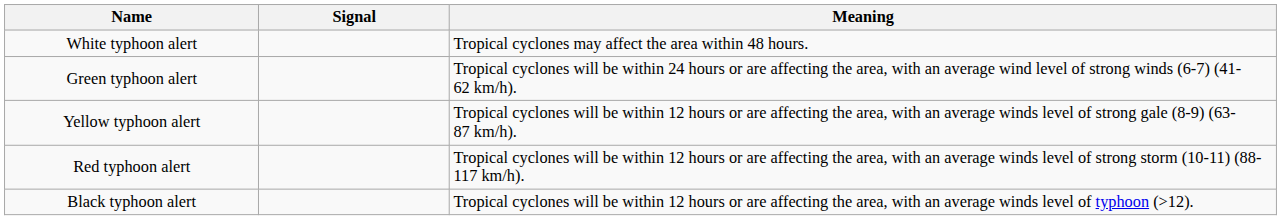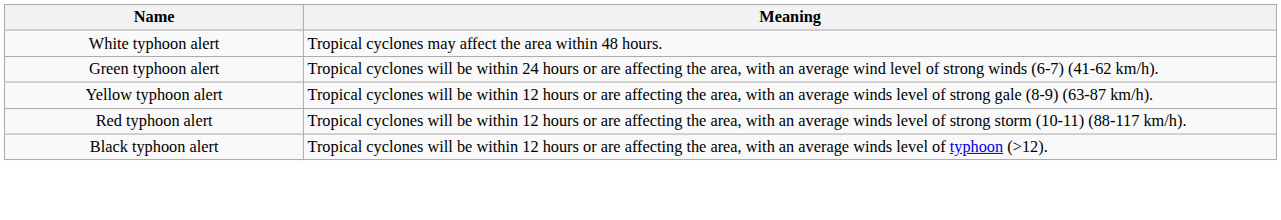- column: (354, 17)
